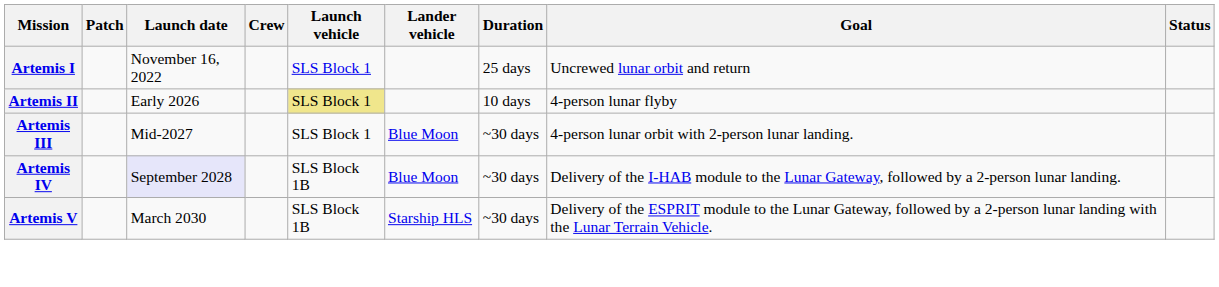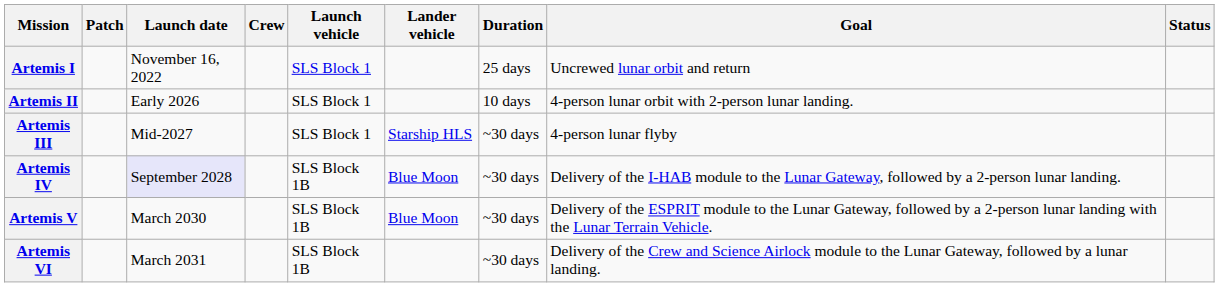(331, 100) khaki background -> (331, 100) no background
(614, 100) 4-person lunar flyby -> (702, 100) 4-person lunar orbit with 2-person lunar landing.
(423, 134) Blue Moon -> (430, 134) Starship HLS
(702, 134) 4-person lunar orbit with 2-person lunar landing. -> (614, 134) 4-person lunar flyby
(430, 218) Starship HLS -> (423, 218) Blue Moon
+ row: (43, 260)
